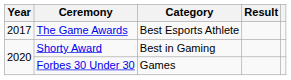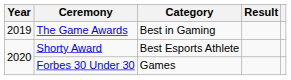(19, 30) 2017 -> (19, 30) 2019
(190, 30) Best Esports Athlete -> (178, 30) Best in Gaming
(178, 48) Best in Gaming -> (190, 48) Best Esports Athlete
